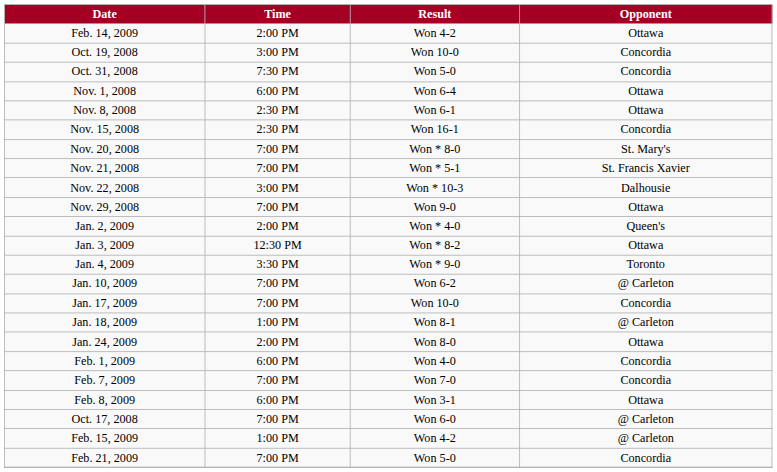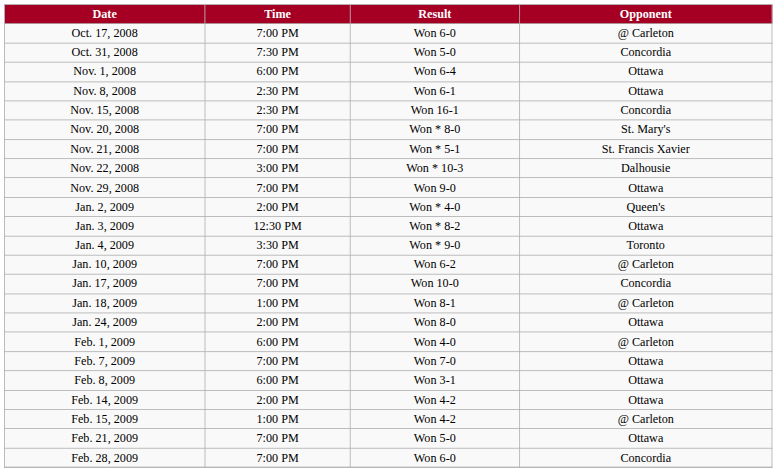rows swapped: (105, 419) <-> (105, 33)
- row: (105, 52)
(646, 361) Concordia -> (646, 341) @ Carleton
(646, 380) Concordia -> (646, 361) Ottawa
(646, 457) Concordia -> (646, 438) Ottawa
+ row: (105, 457)
